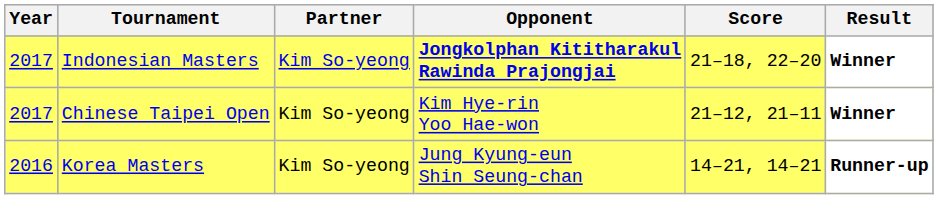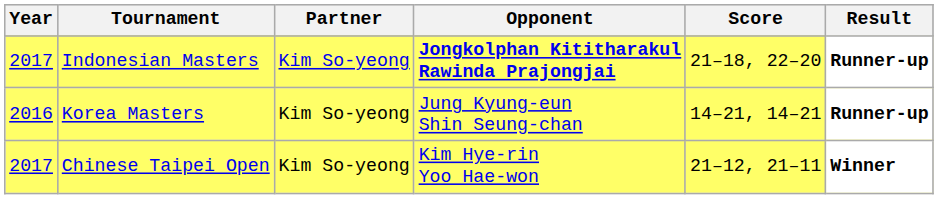(863, 61) Winner -> (879, 61) Runner-up
rows swapped: (133, 166) <-> (166, 114)
